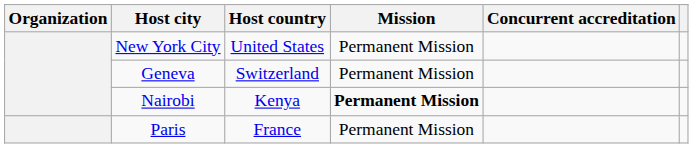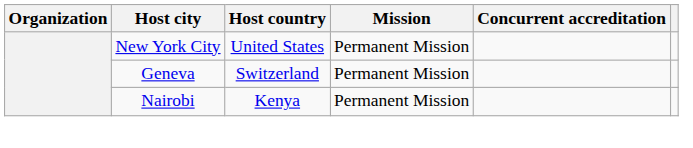(406, 101) bold -> (402, 101) normal
- row: (168, 128)
